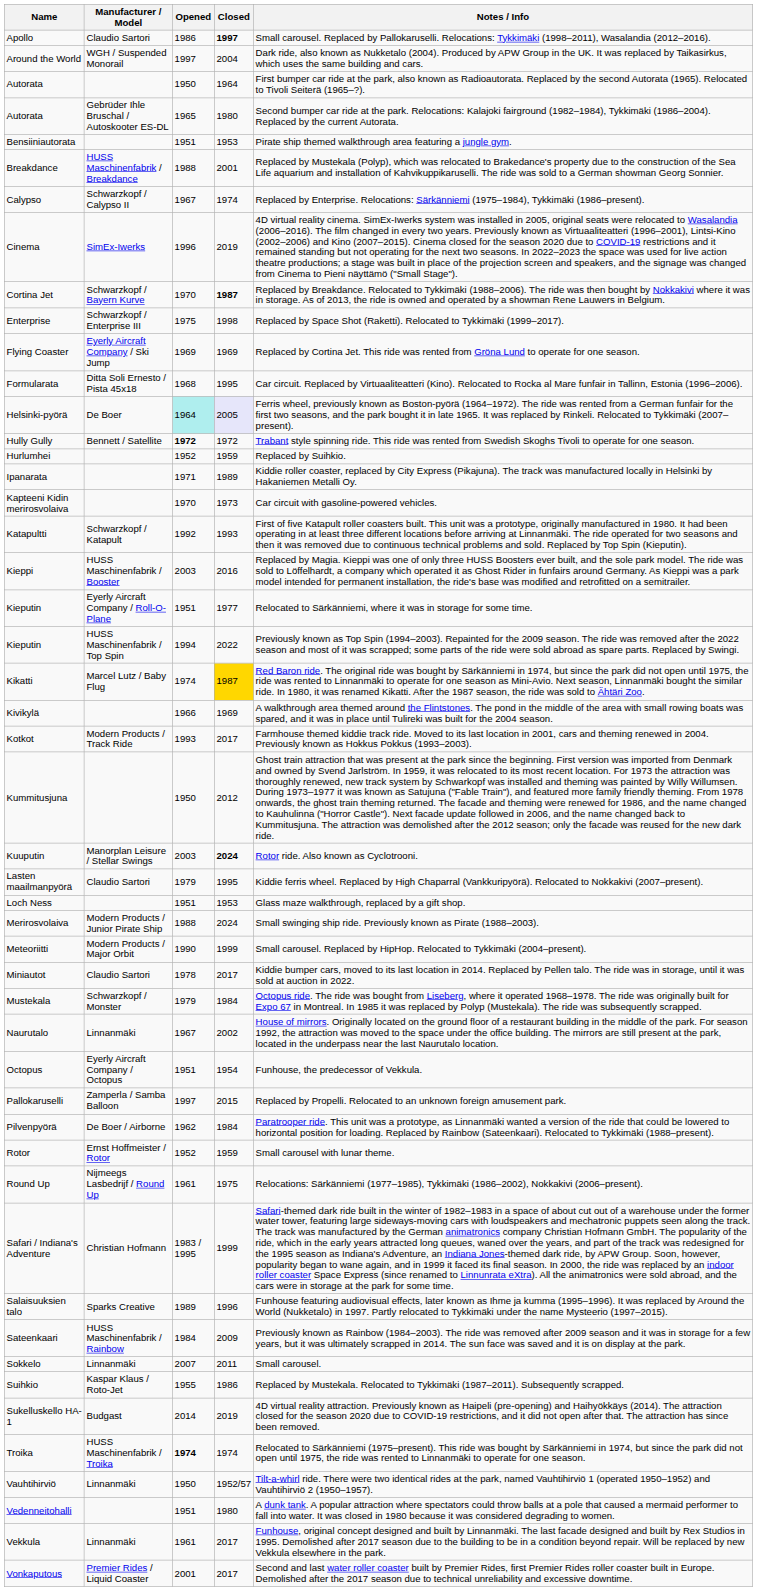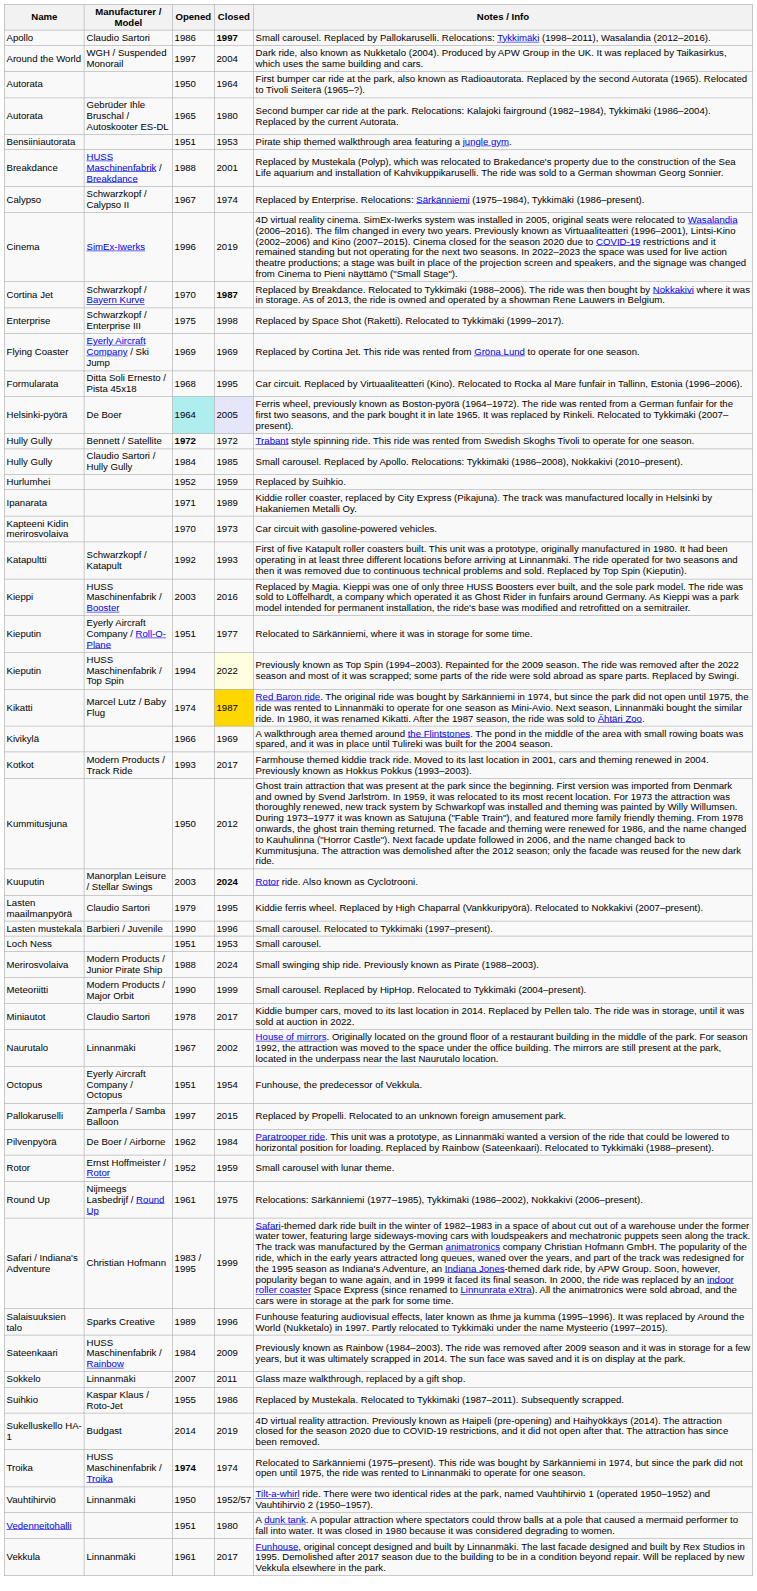+ row: (29, 461)
(227, 645) no background -> (227, 671) lightyellow background
+ row: (44, 928)
(360, 902) Glass maze walkthrough, replaced by a gift shop. -> (288, 944) Small carousel.
- row: (28, 1001)
(288, 1364) Small carousel. -> (360, 1379) Glass maze walkthrough, replaced by a gift shop.
- row: (34, 1573)
